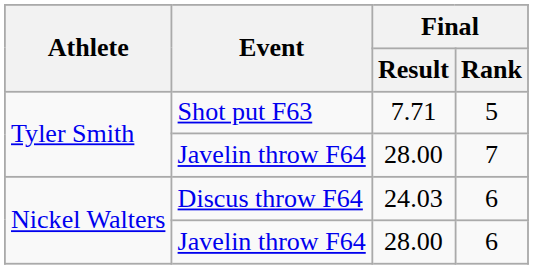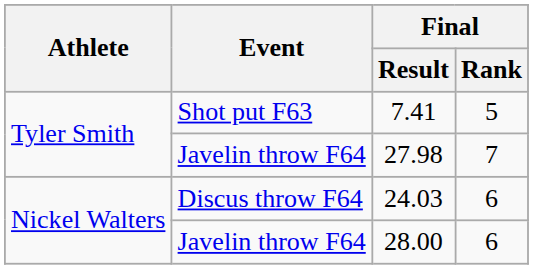(413, 112) 7.71 -> (413, 112) 7.41
(413, 155) 28.00 -> (413, 155) 27.98
